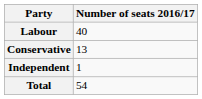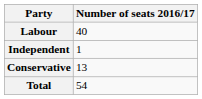rows swapped: (39, 49) <-> (39, 67)
